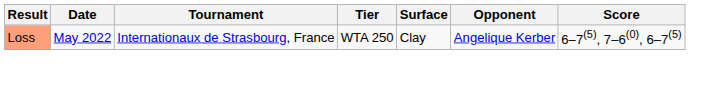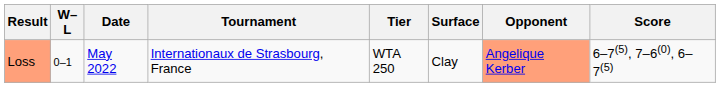+ column: (67, 22)
(505, 37) no background -> (515, 61) lightsalmon background
